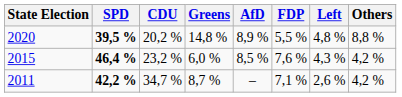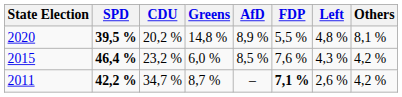(368, 37) 8,8 % -> (370, 37) 8,1 %
(291, 80) normal -> (292, 80) bold
